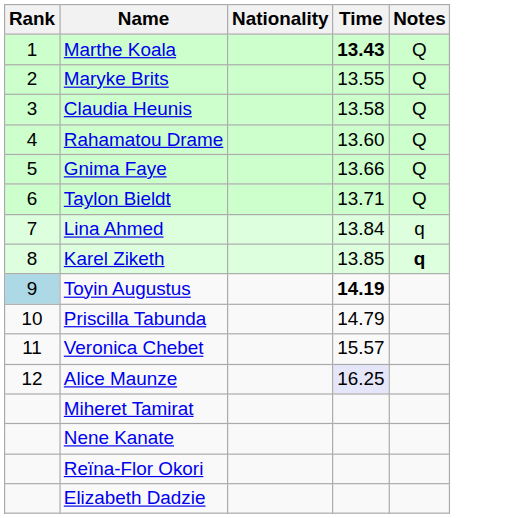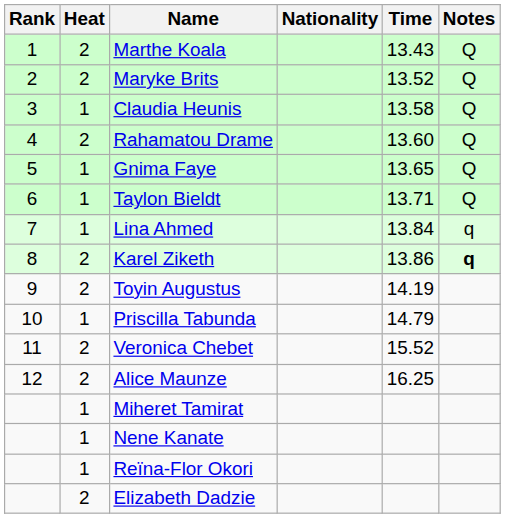+ column: (84, 19)
(361, 49) bold -> (411, 49) normal
(361, 79) 13.55 -> (411, 79) 13.52
(361, 169) 13.66 -> (411, 169) 13.65
(361, 259) 13.85 -> (411, 259) 13.86
(32, 288) lightblue background -> (32, 288) no background
(361, 288) bold -> (411, 288) normal
(361, 348) 15.57 -> (411, 348) 15.52
(361, 378) lavender background -> (411, 378) no background
